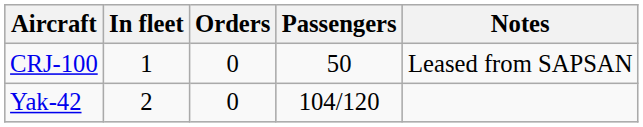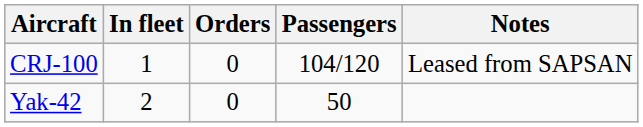(339, 63) 50 -> (339, 63) 104/120
(339, 102) 104/120 -> (339, 102) 50
